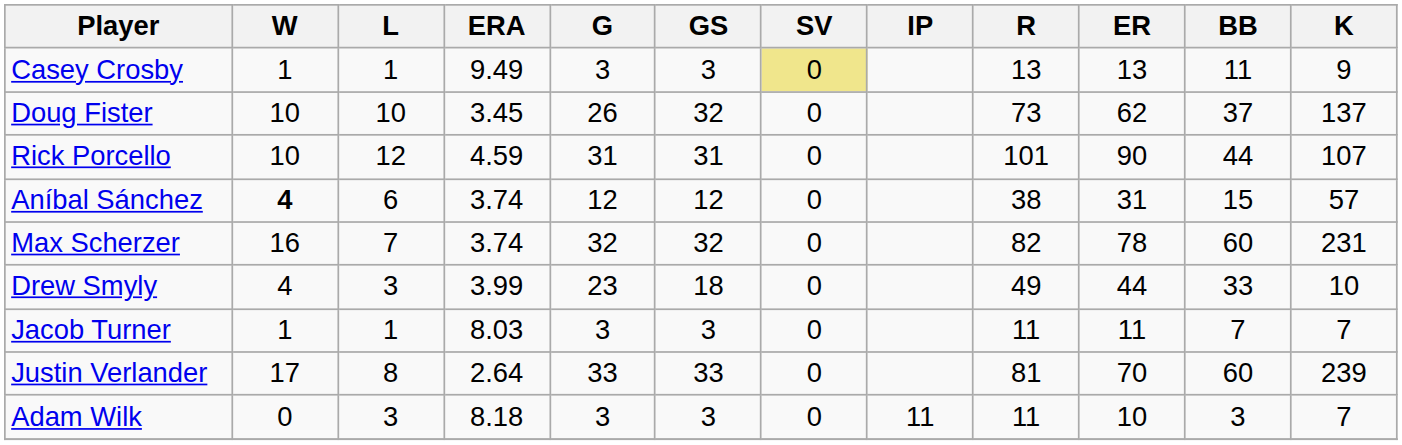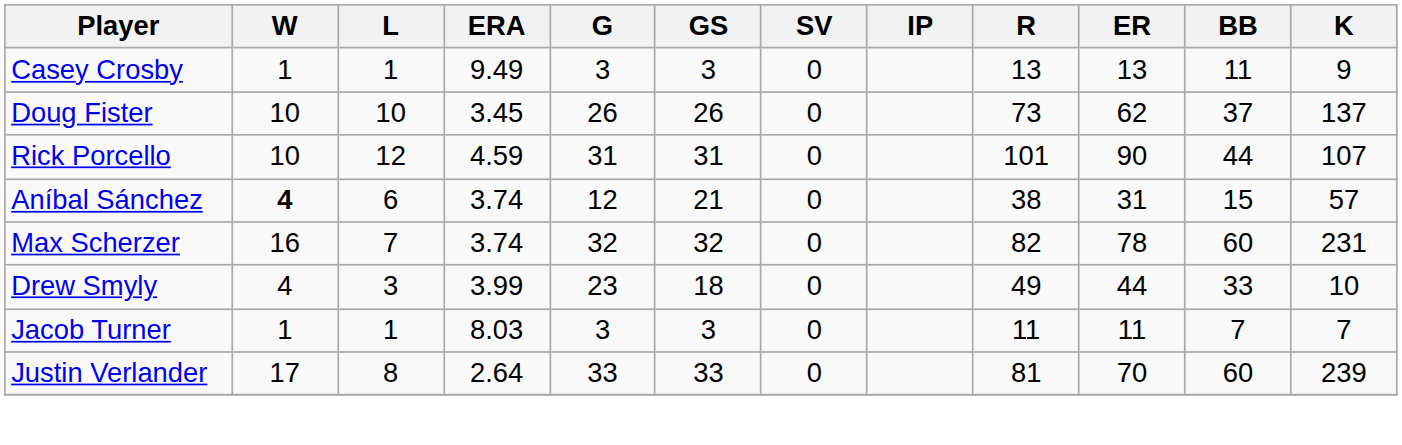(814, 69) khaki background -> (814, 69) no background
(708, 112) 32 -> (708, 112) 26
(708, 199) 12 -> (708, 199) 21
- row: (77, 416)
